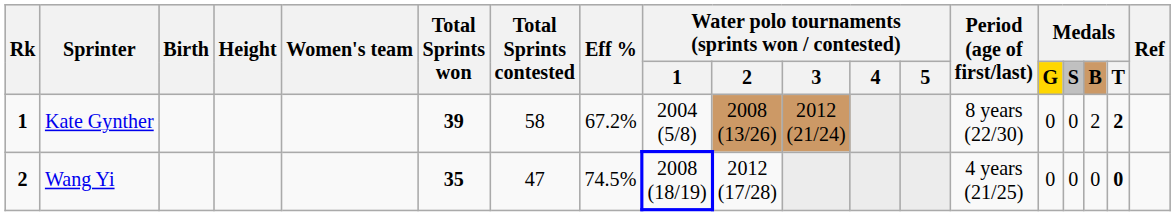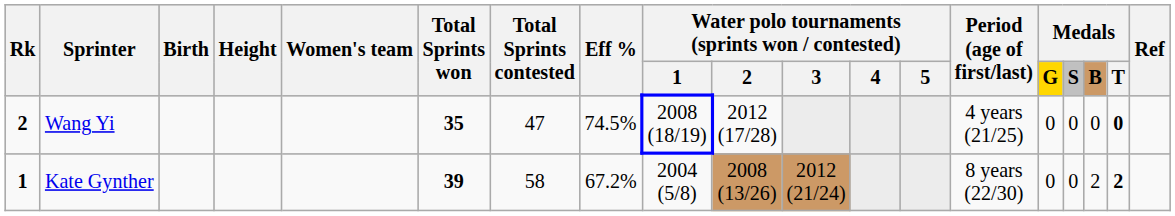rows swapped: (99, 122) <-> (80, 180)
